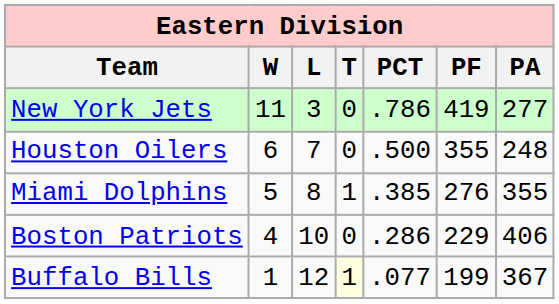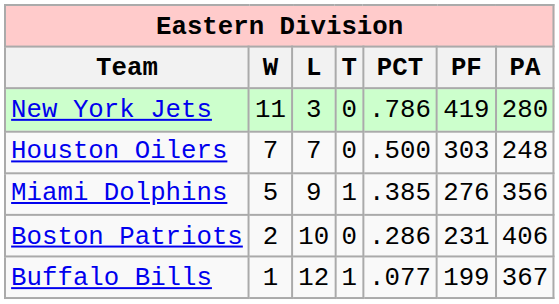(525, 110) 277 -> (525, 110) 280
(271, 152) 6 -> (271, 152) 7
(466, 152) 355 -> (466, 152) 303
(314, 194) 8 -> (314, 194) 9
(525, 194) 355 -> (525, 194) 356
(271, 236) 4 -> (271, 236) 2
(466, 236) 229 -> (466, 236) 231
(349, 278) lightyellow background -> (349, 278) no background
